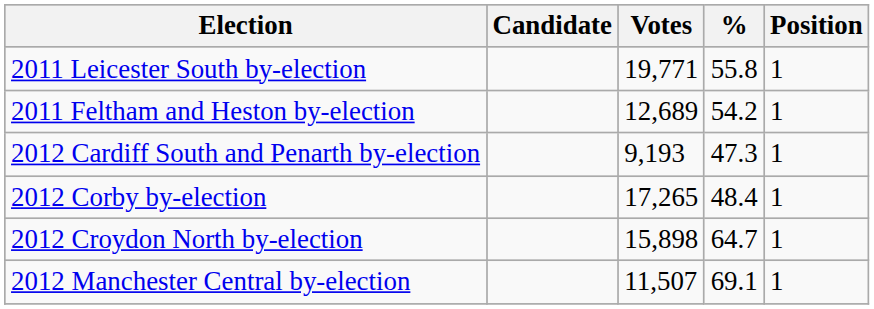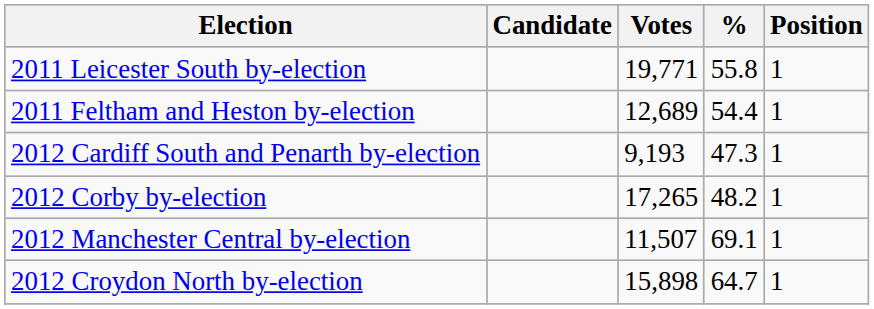(734, 111) 54.2 -> (734, 111) 54.4
(734, 196) 48.4 -> (734, 196) 48.2
rows swapped: (211, 281) <-> (187, 238)
